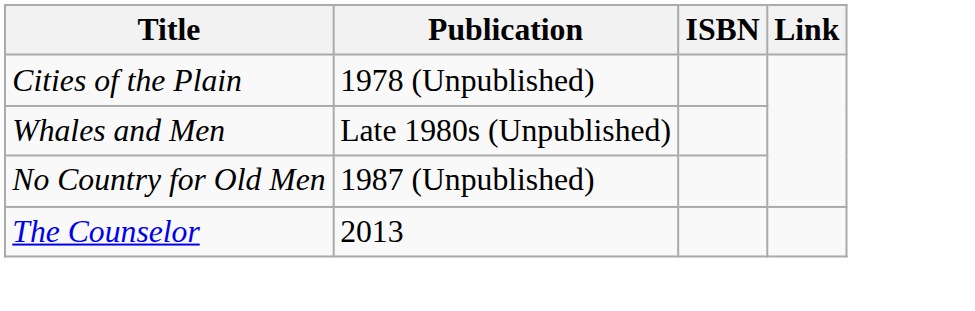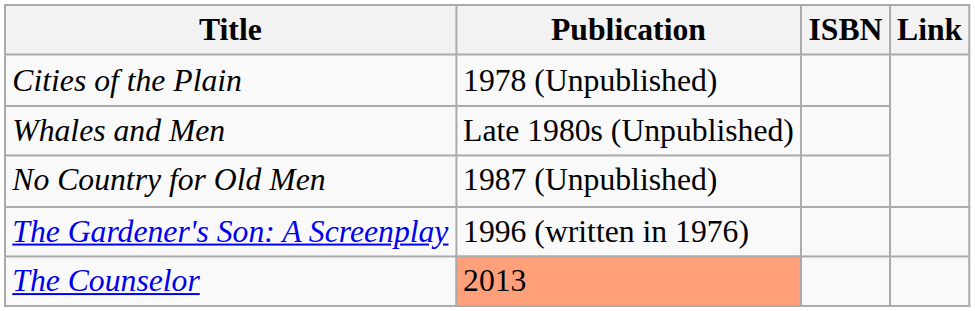+ row: (230, 230)
(372, 230) no background -> (495, 280) lightsalmon background
